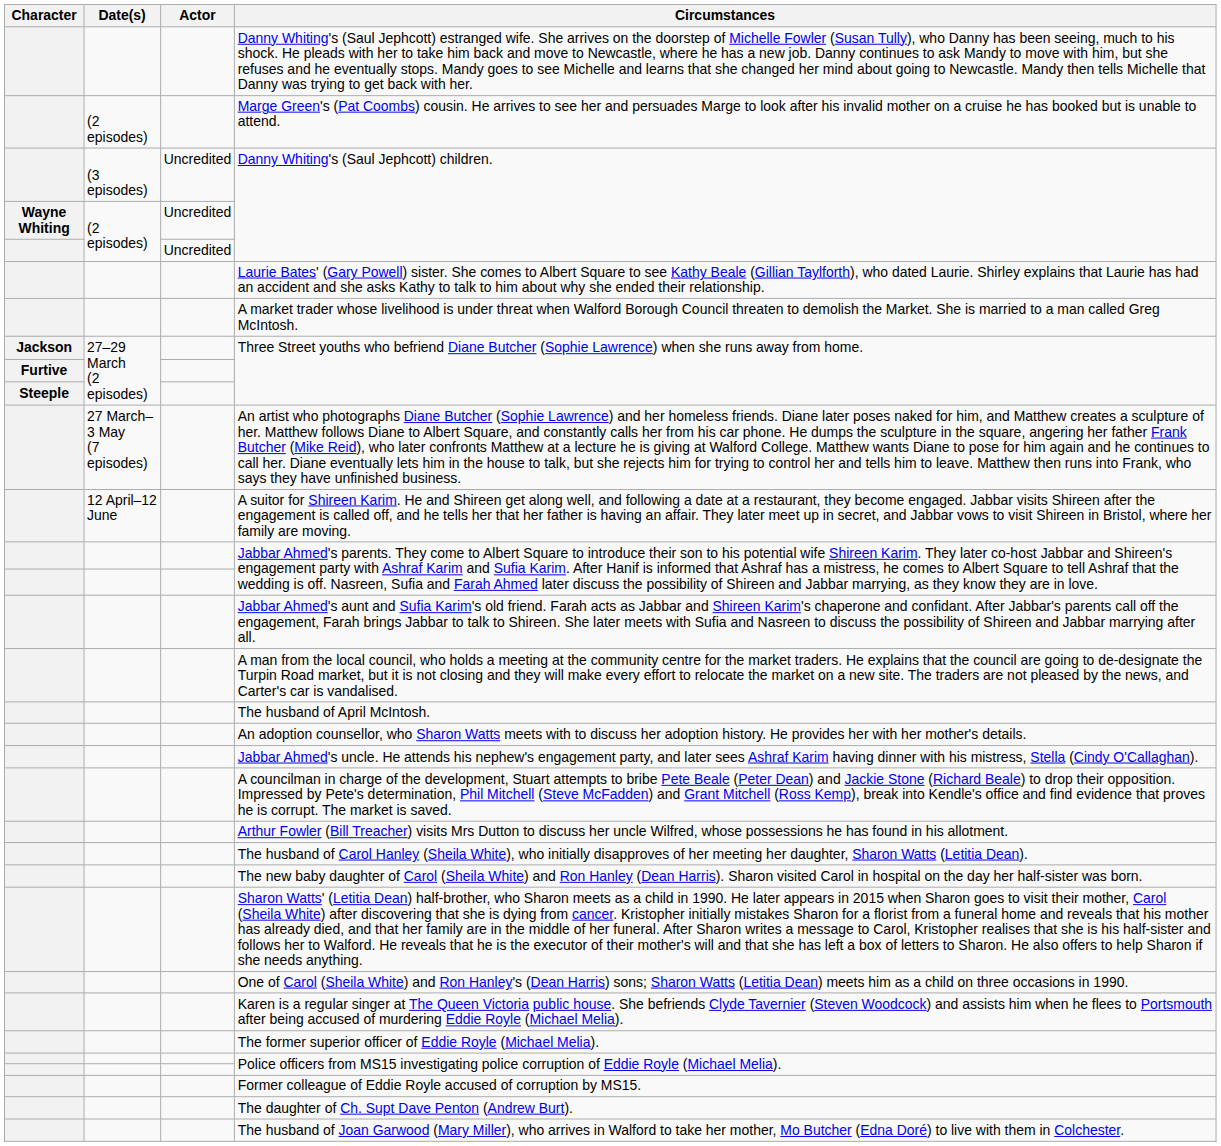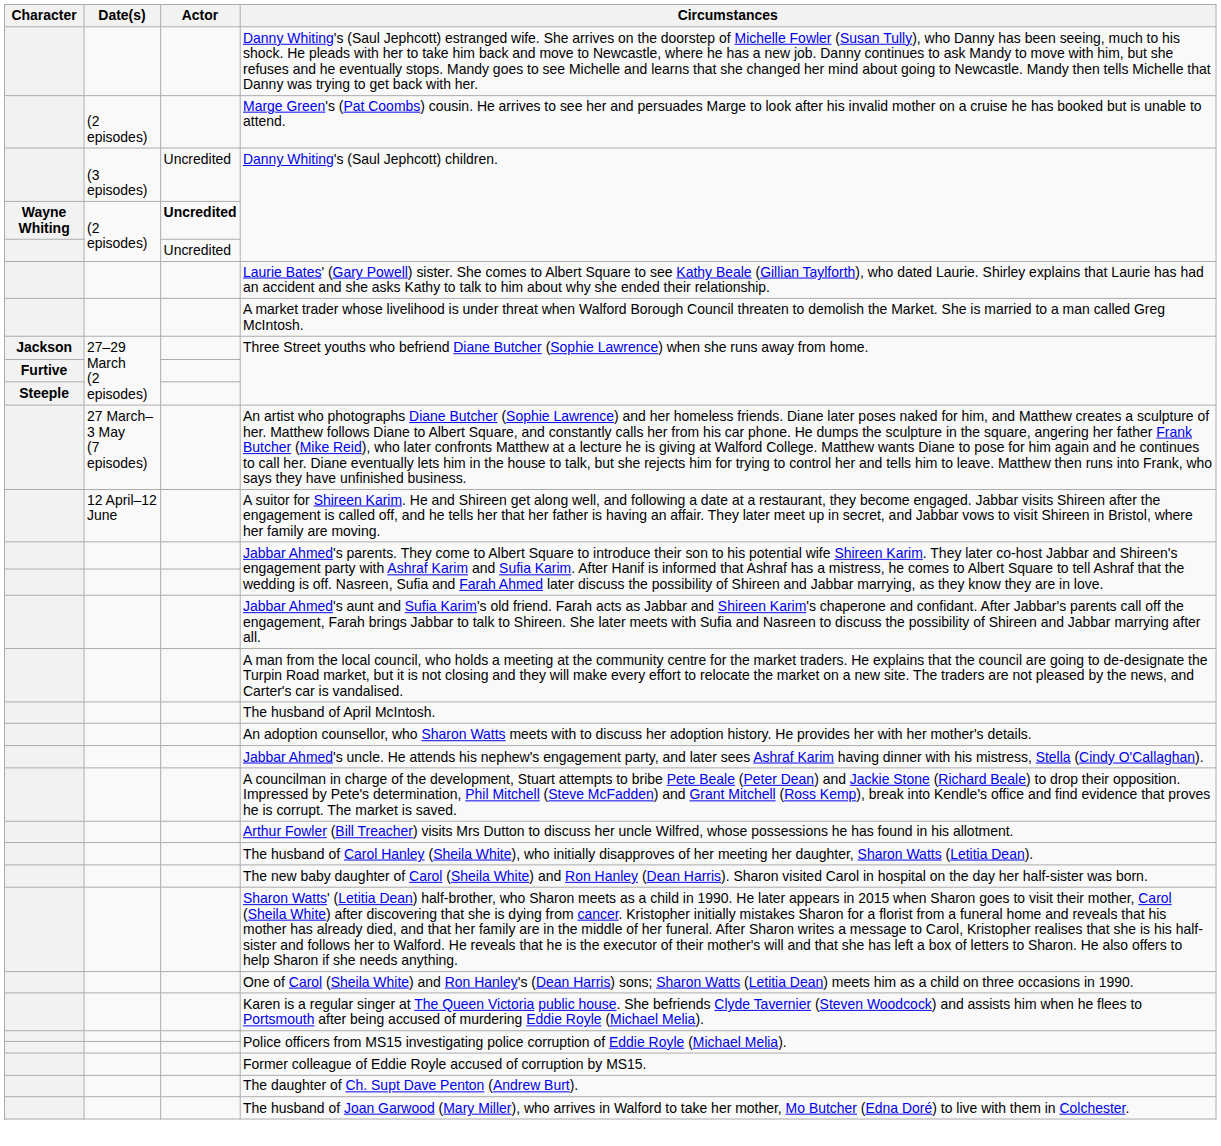(197, 213) normal -> (200, 213) bold
- row: (44, 1042)
